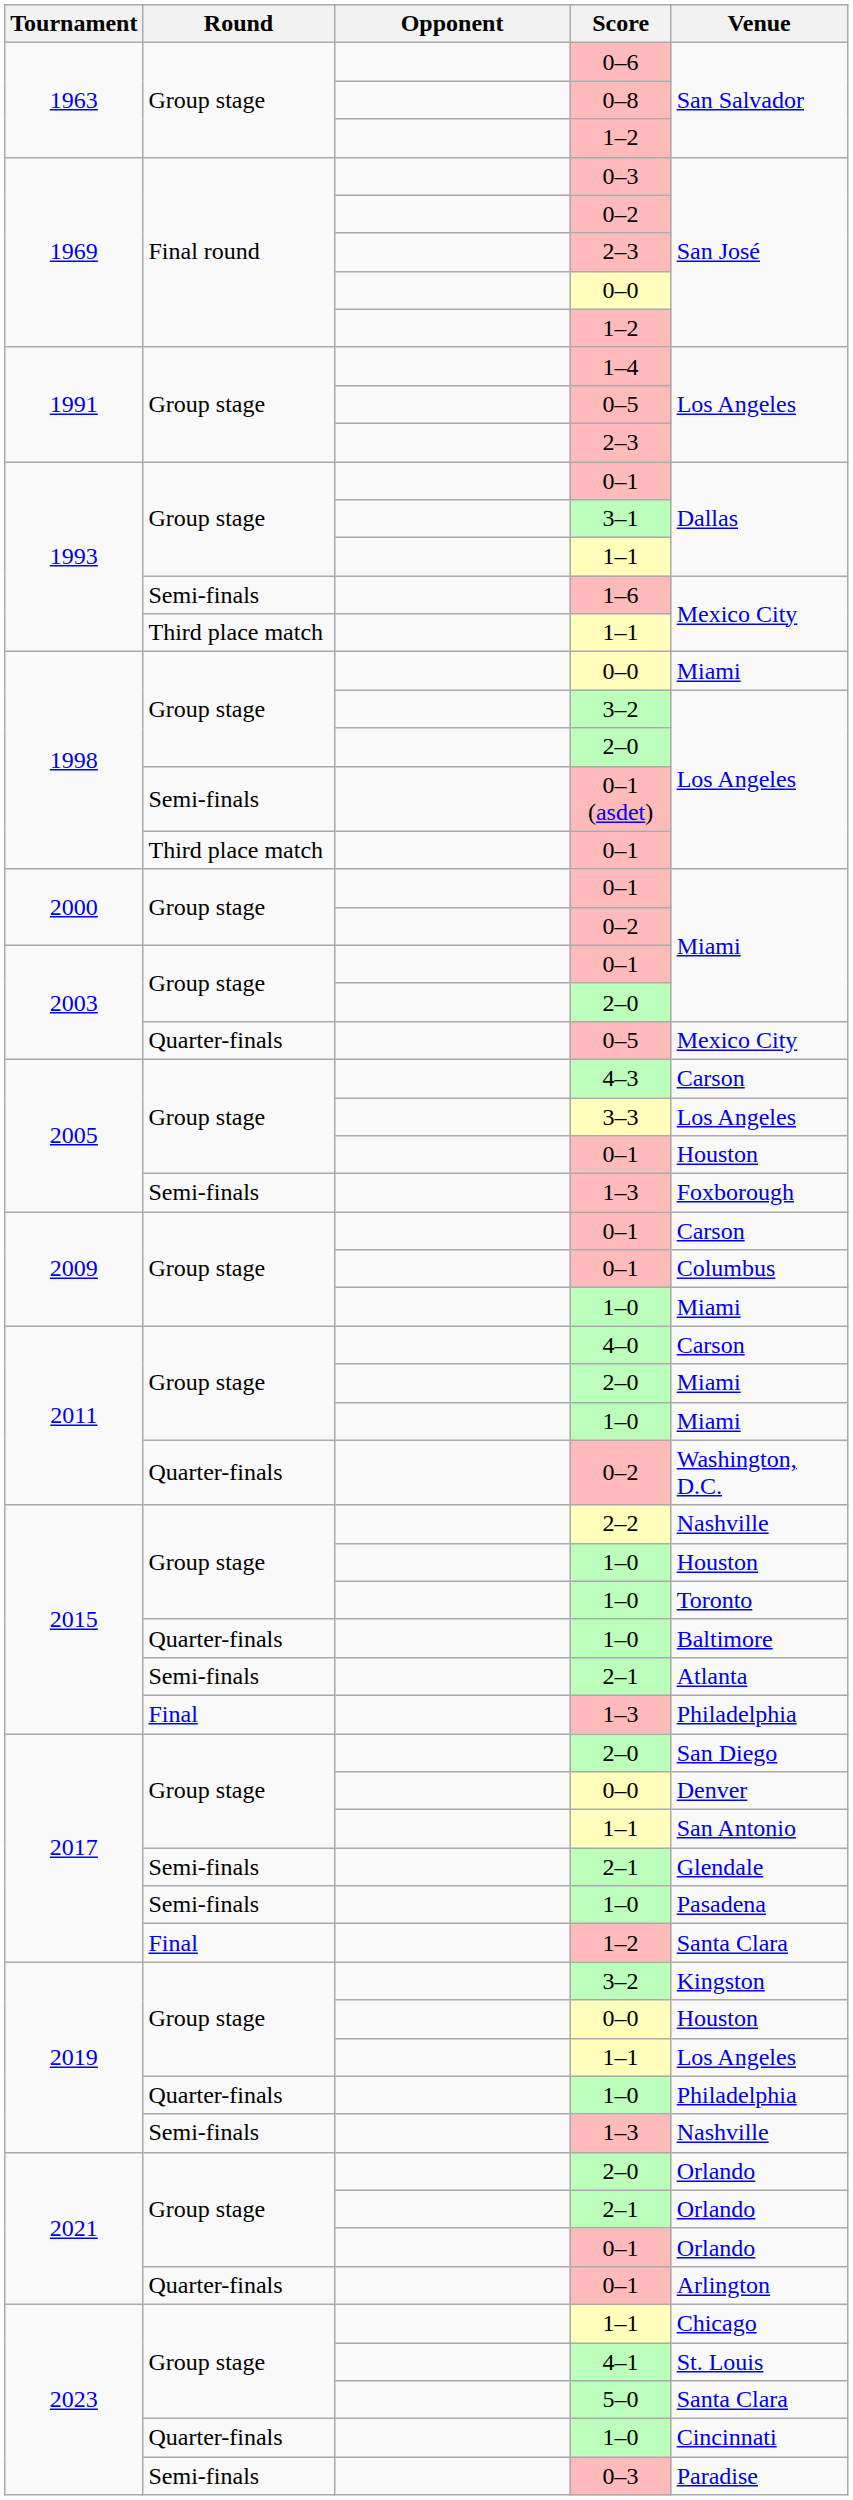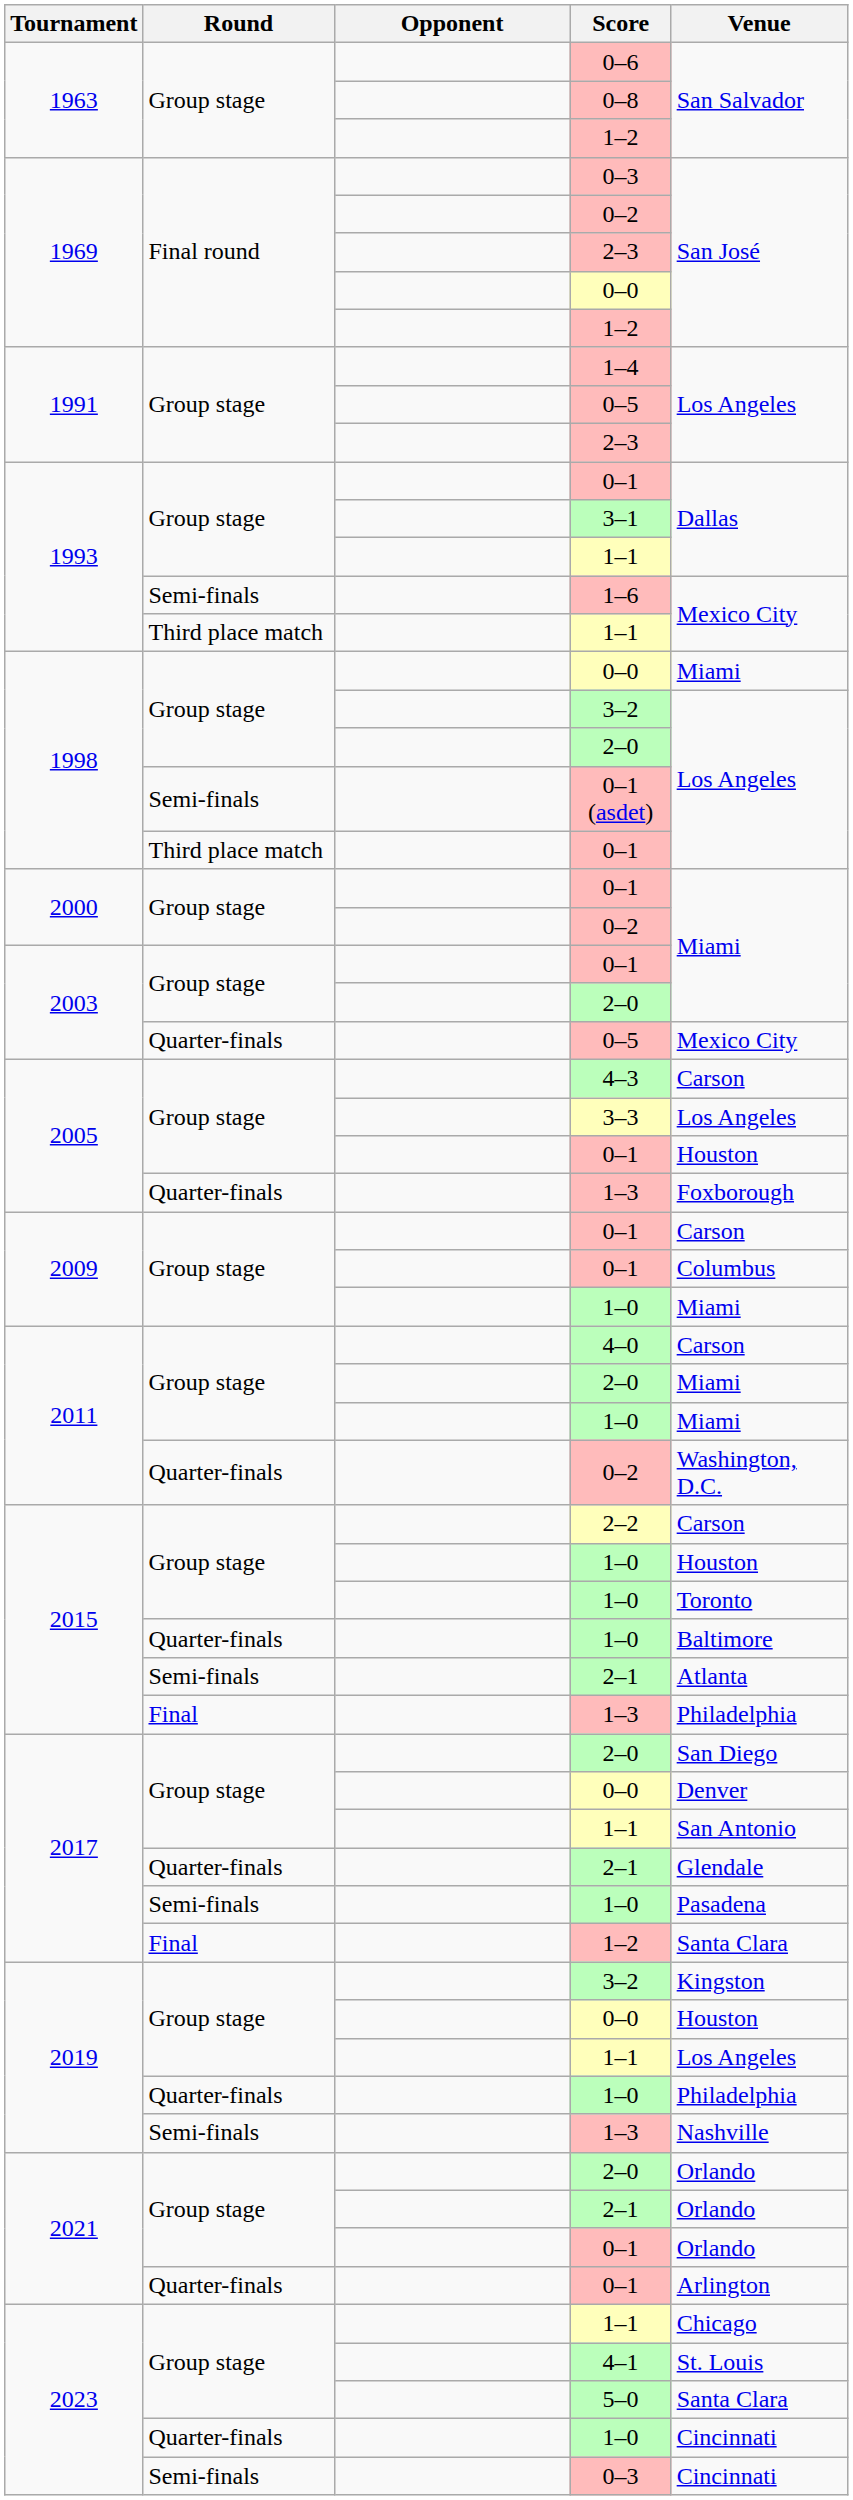(204, 1192) Semi-finals -> (216, 1192) Quarter-finals
(723, 1523) Nashville -> (711, 1523) Carson
(204, 1866) Semi-finals -> (216, 1866) Quarter-finals
(717, 2475) Paradise -> (727, 2475) Cincinnati
